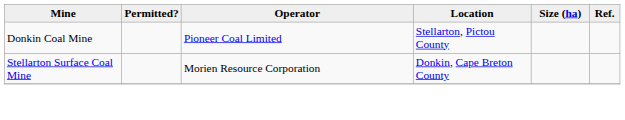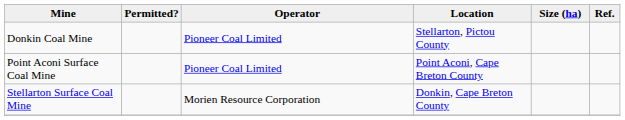+ row: (53, 68)
